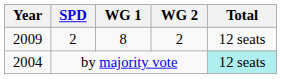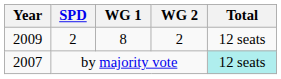(28, 62) 2004 -> (28, 62) 2007
